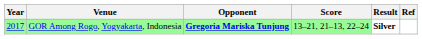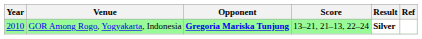(15, 26) 2017 -> (15, 26) 2010
